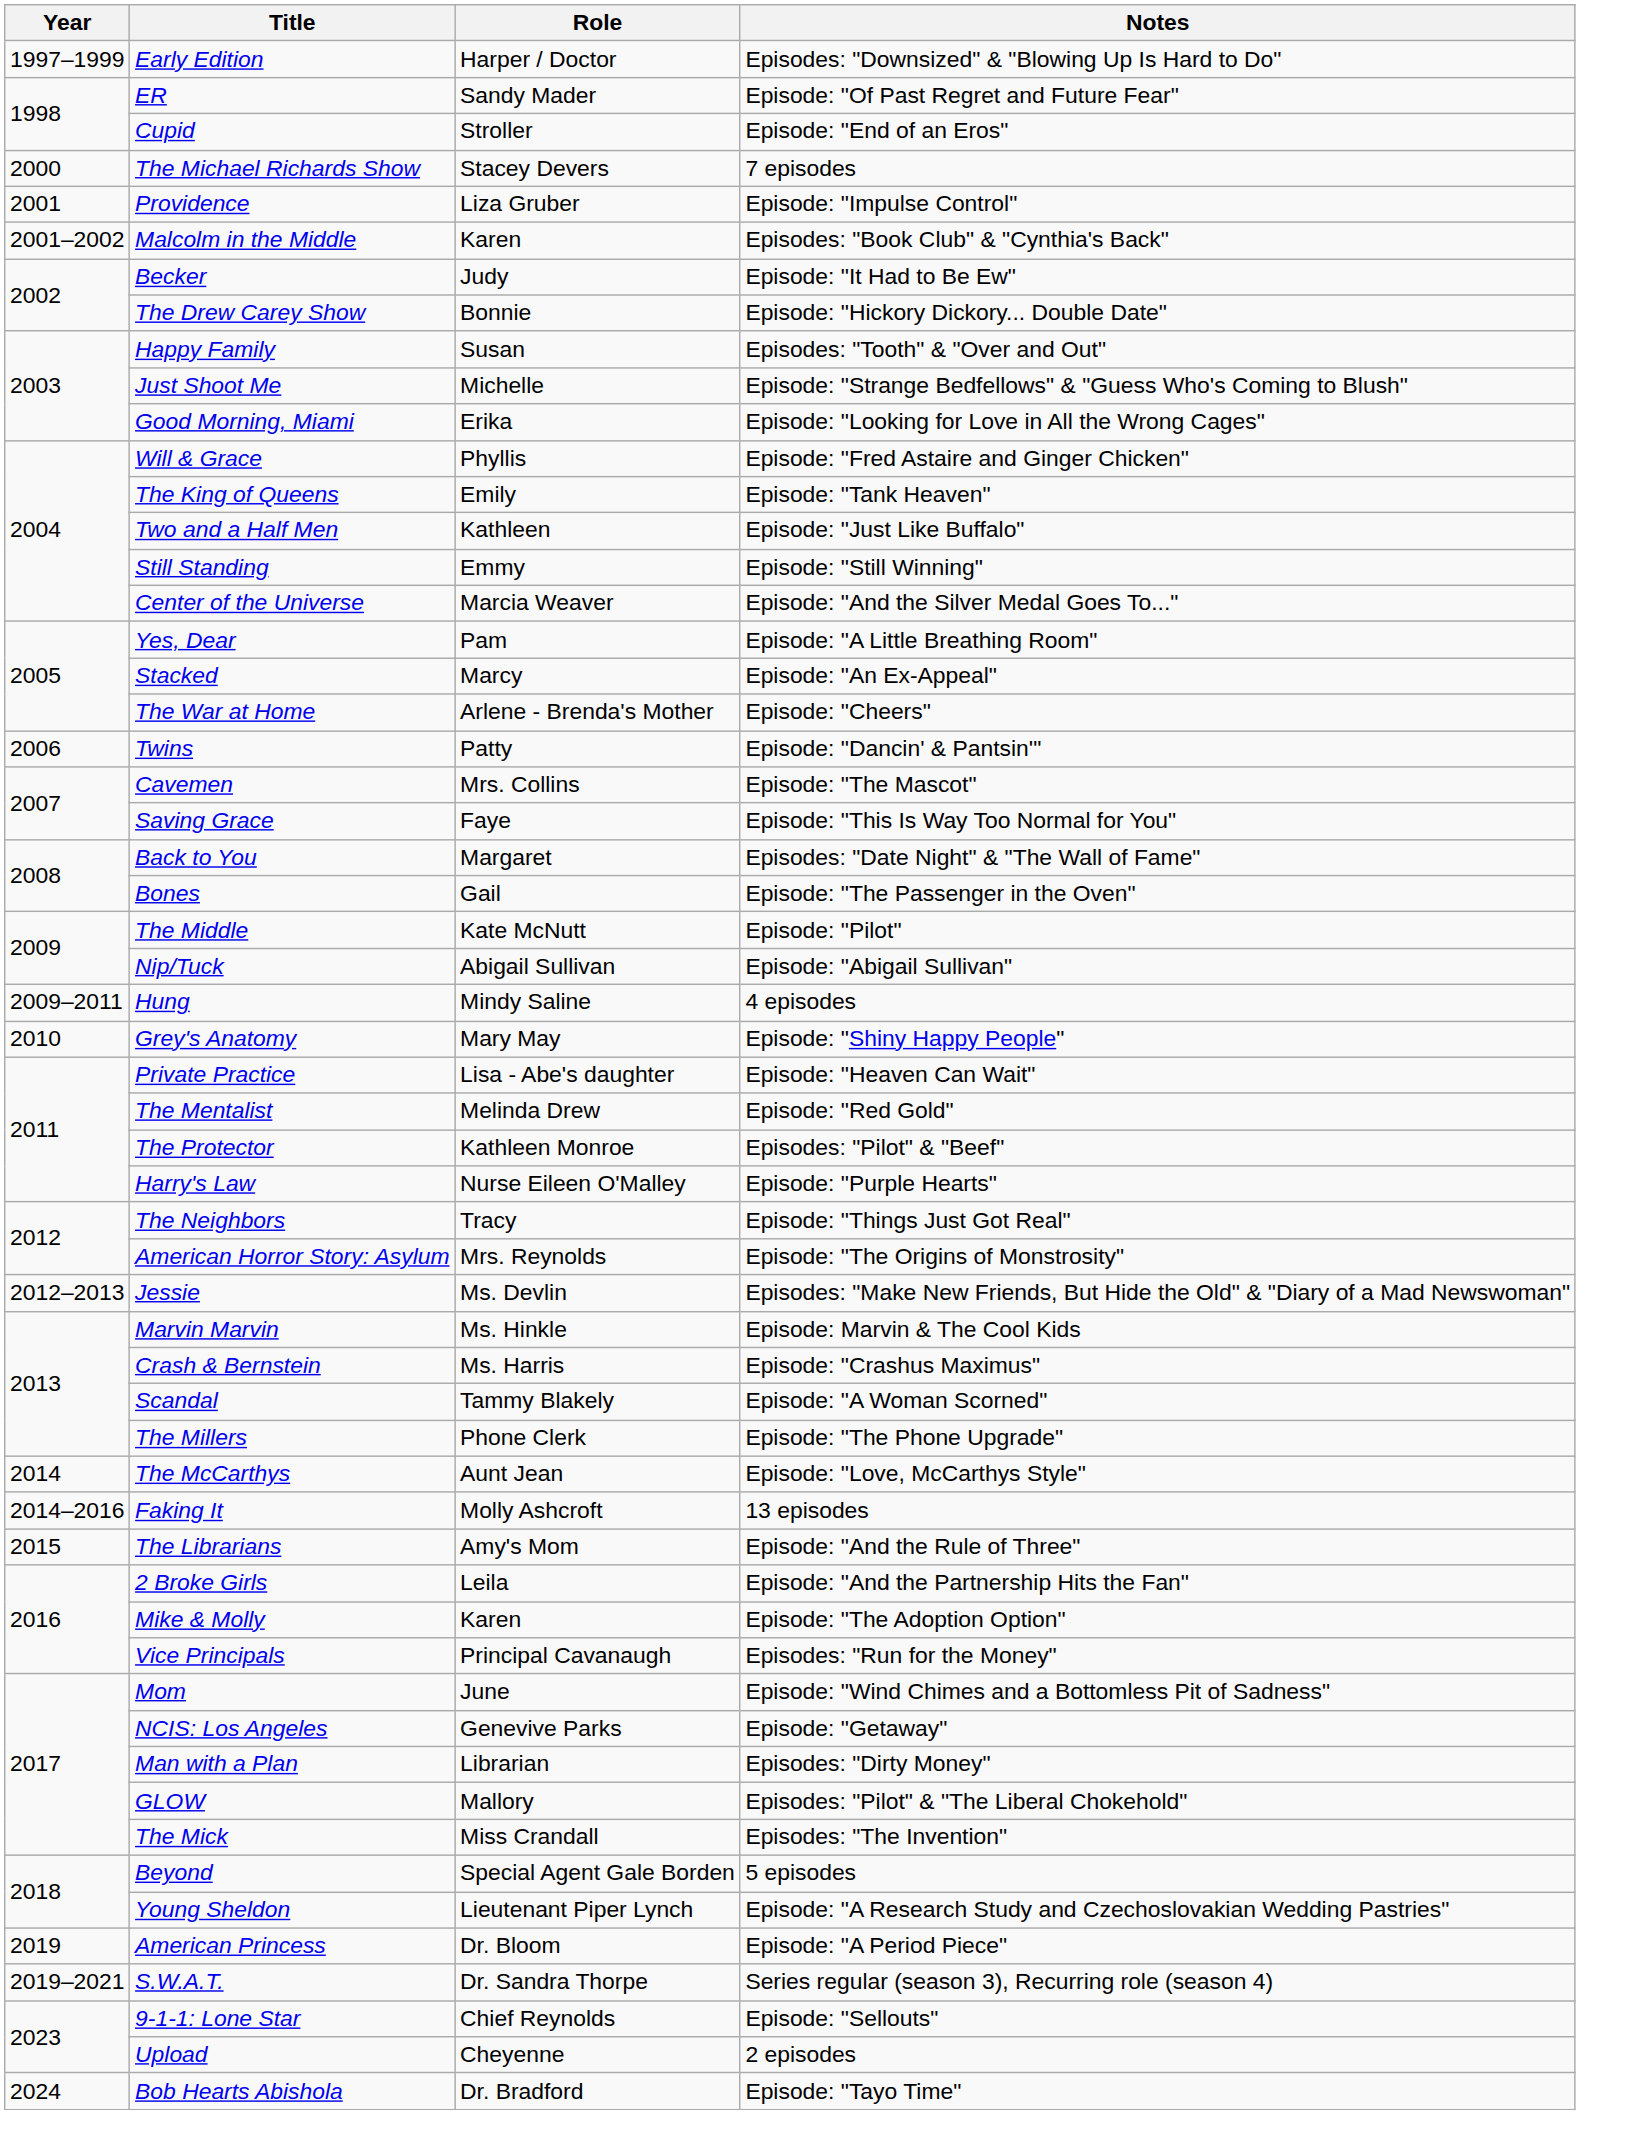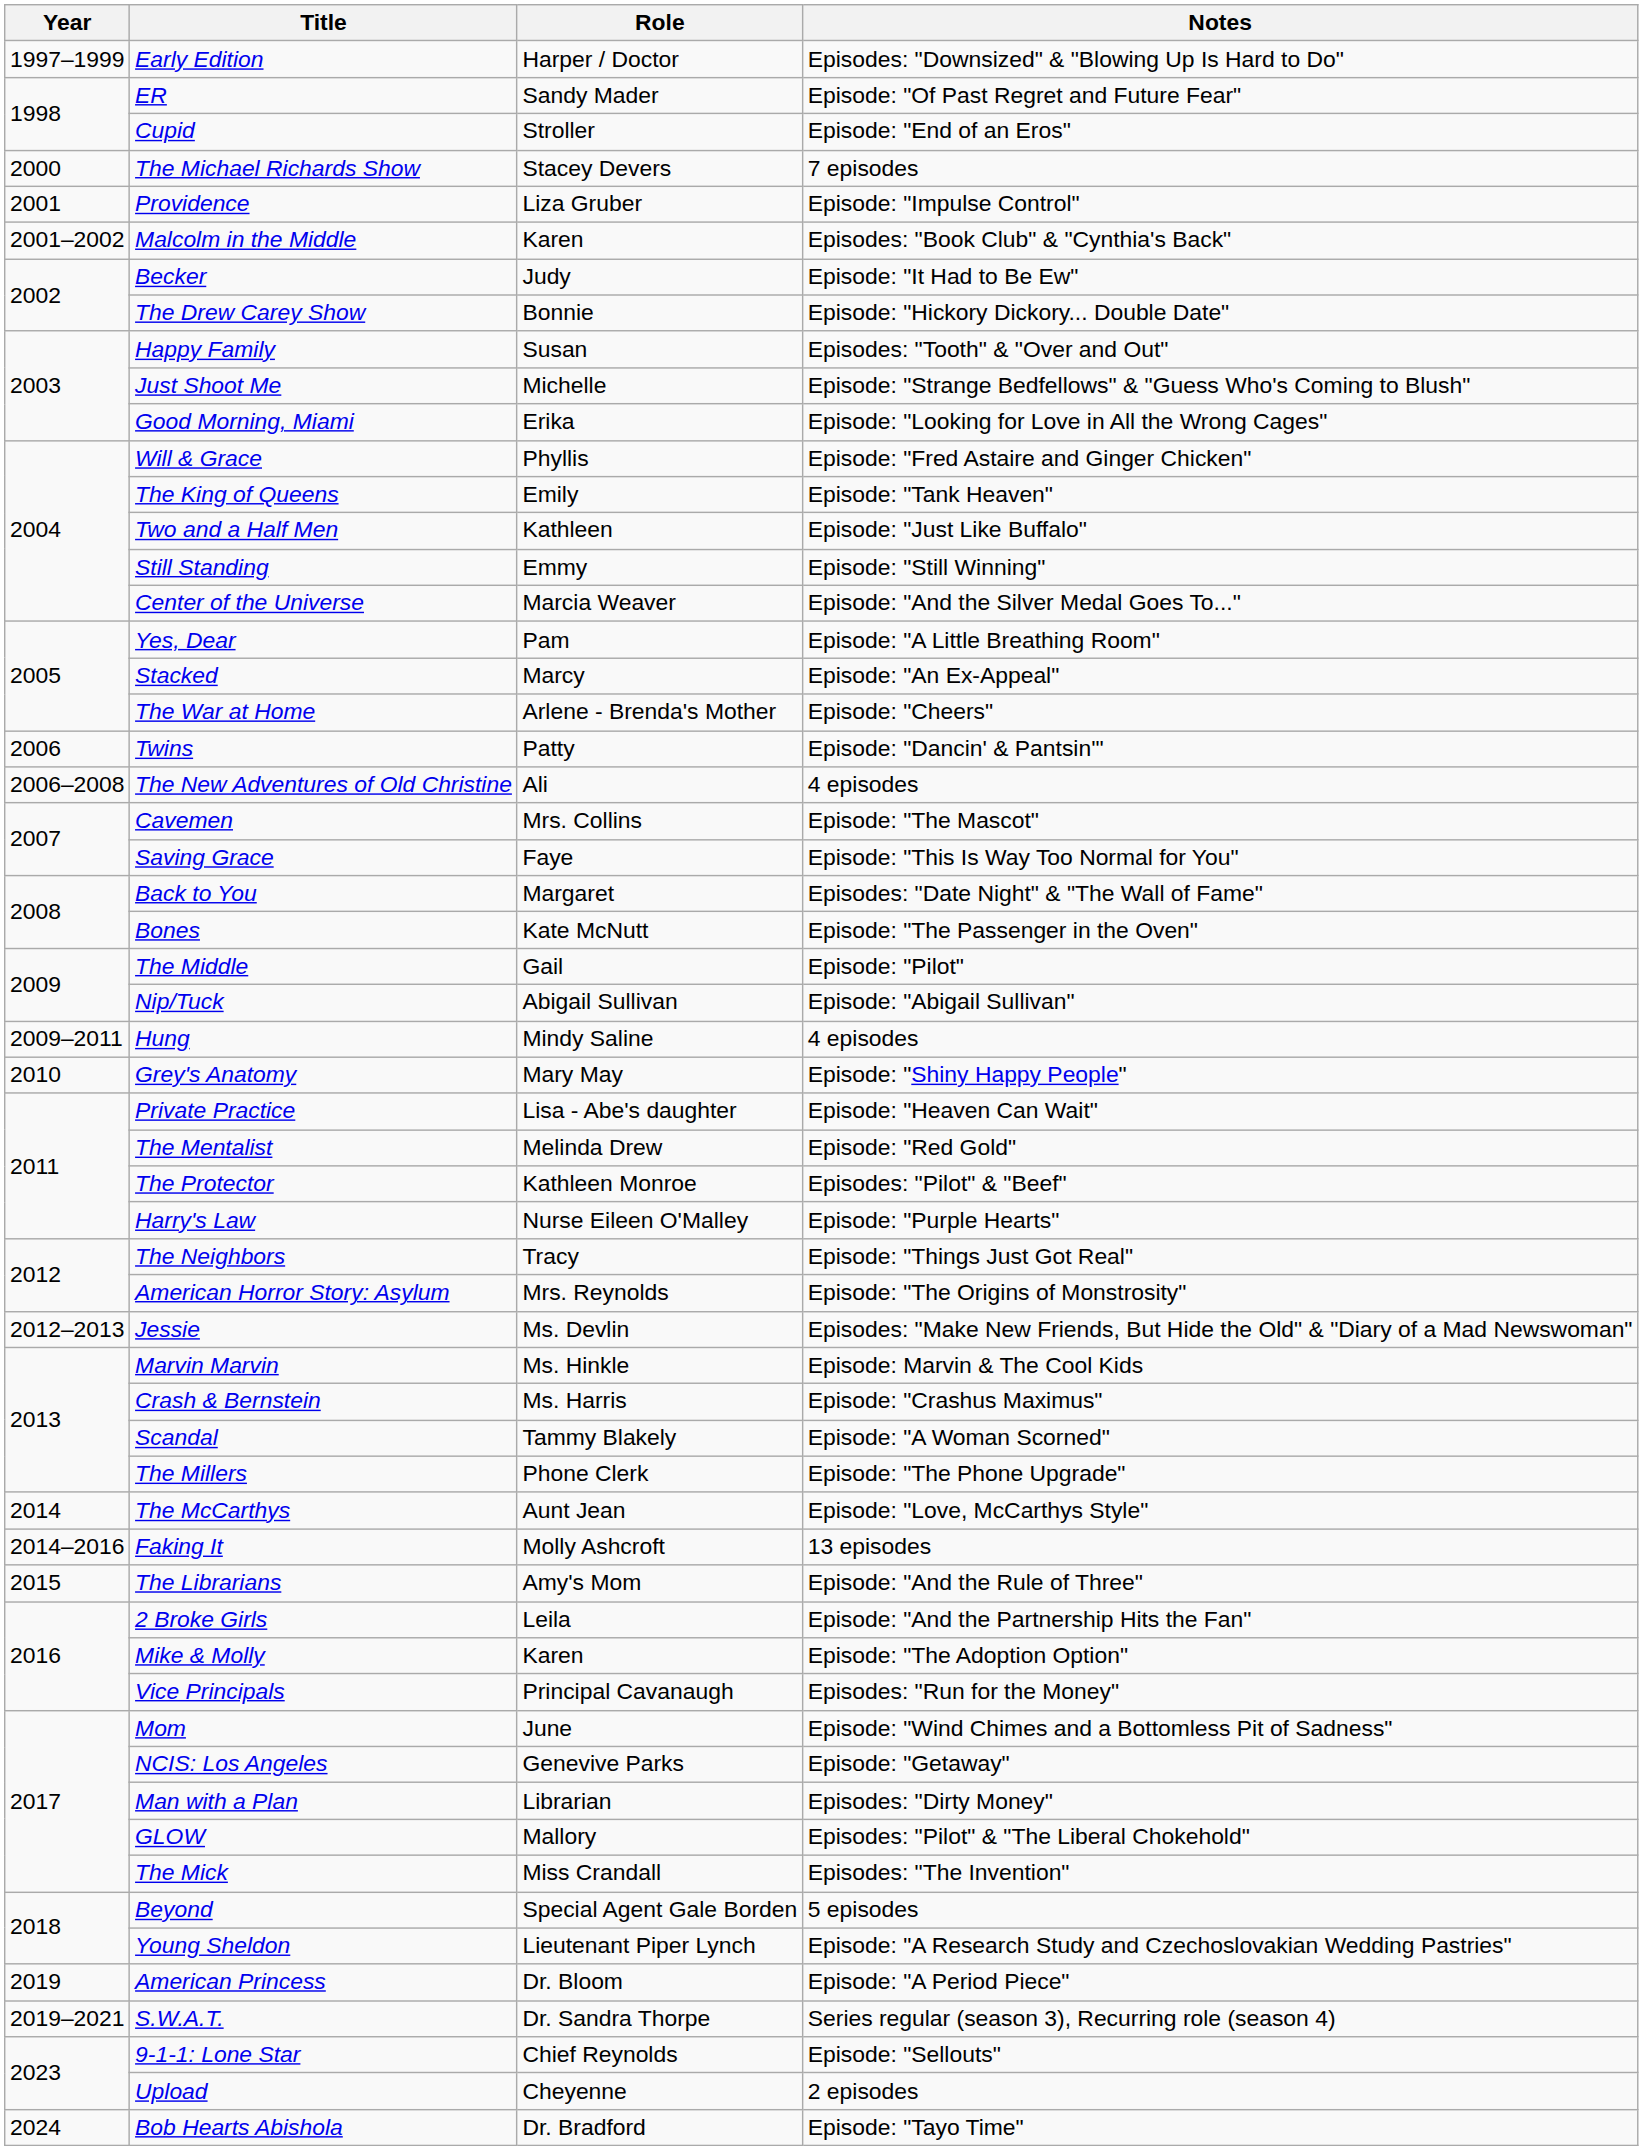+ row: (323, 784)
(480, 893) Gail -> (585, 929) Kate McNutt
(523, 929) Kate McNutt -> (543, 966) Gail
